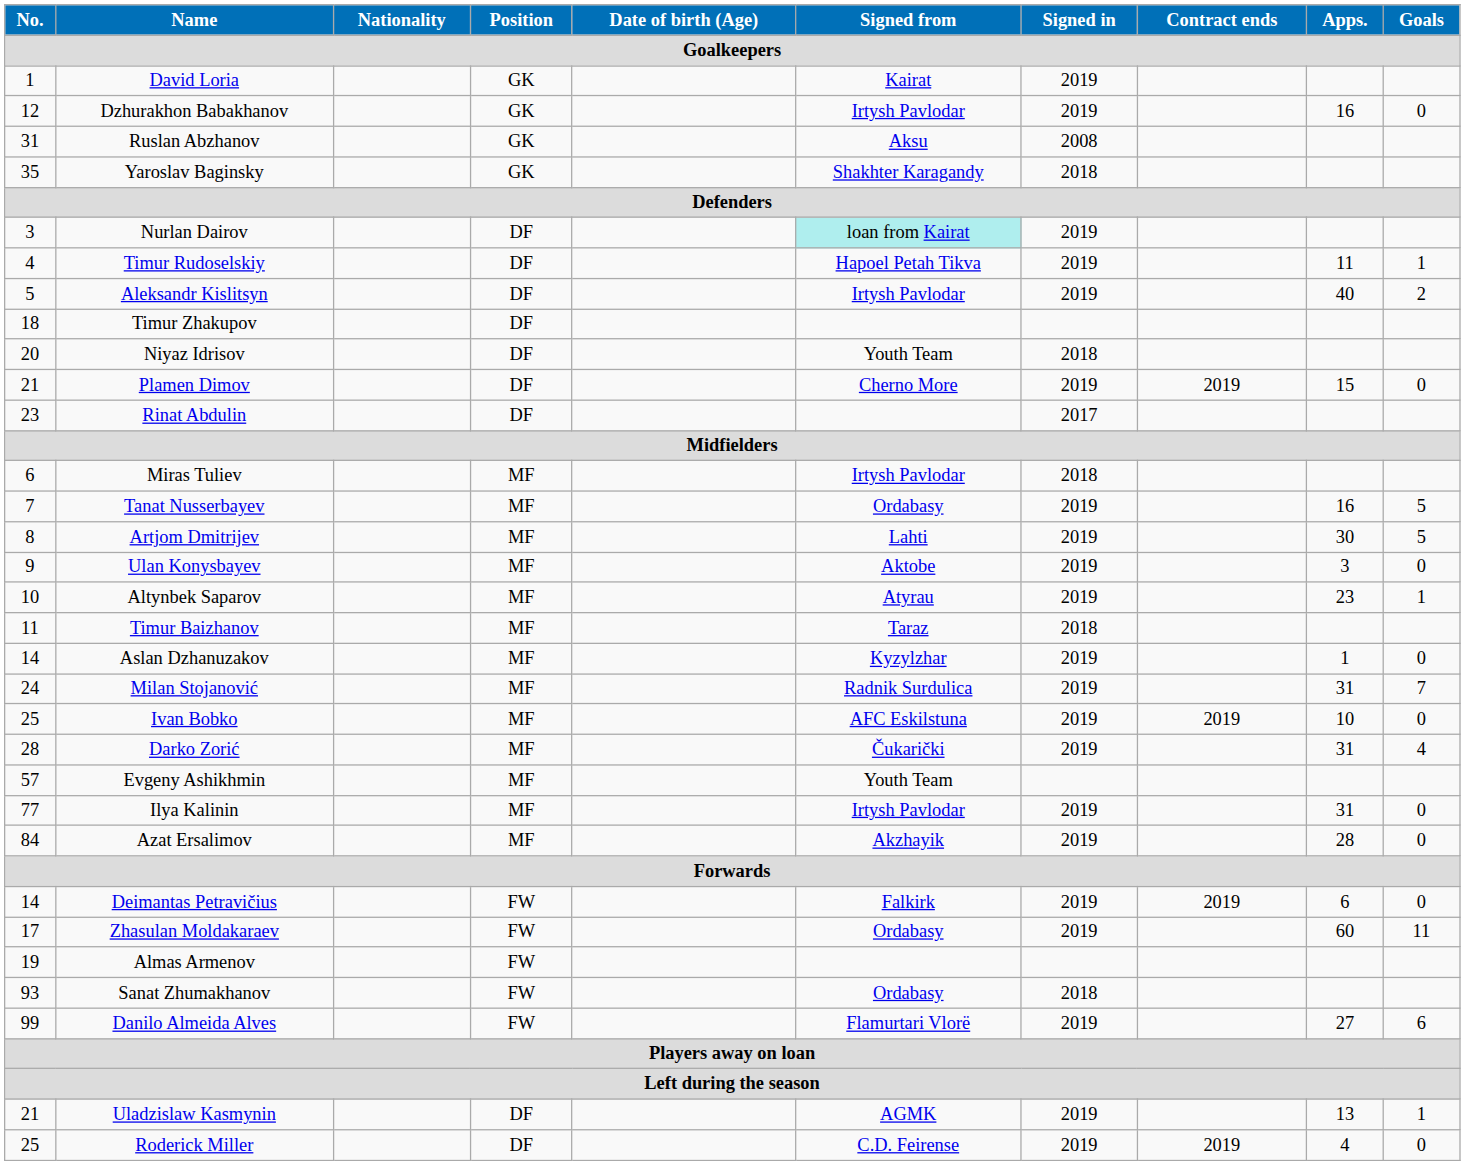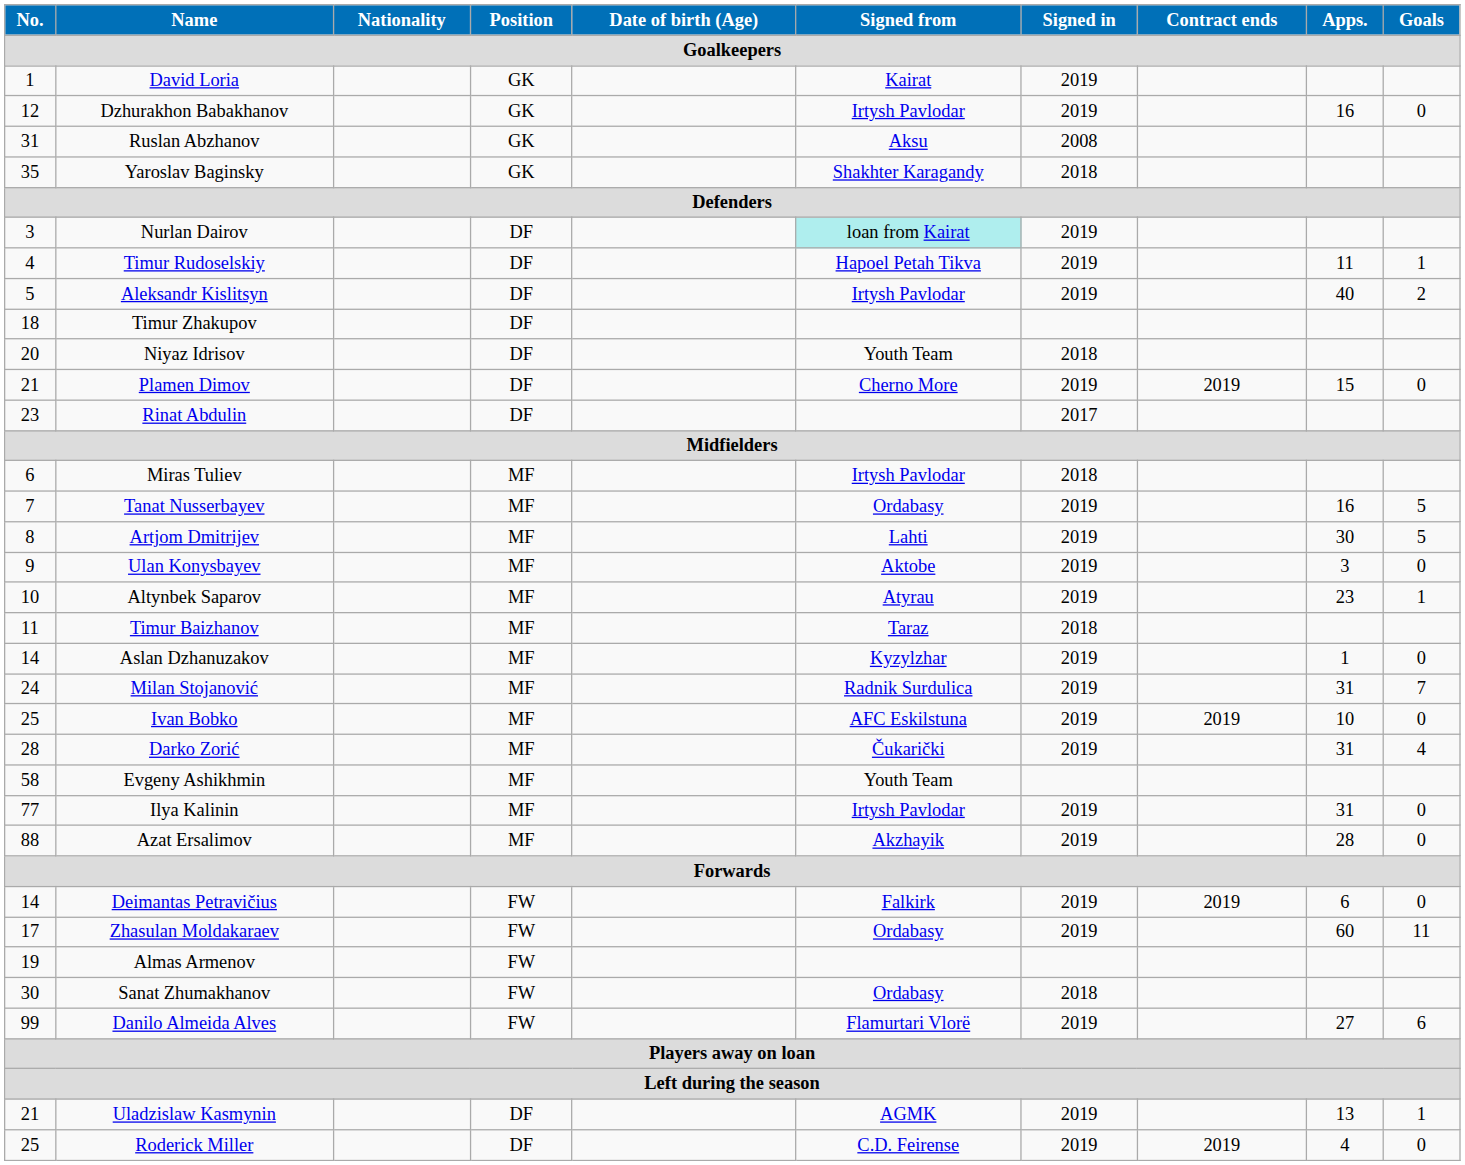(30, 780) 57 -> (30, 780) 58
(30, 840) 84 -> (30, 840) 88
(30, 992) 93 -> (30, 992) 30
